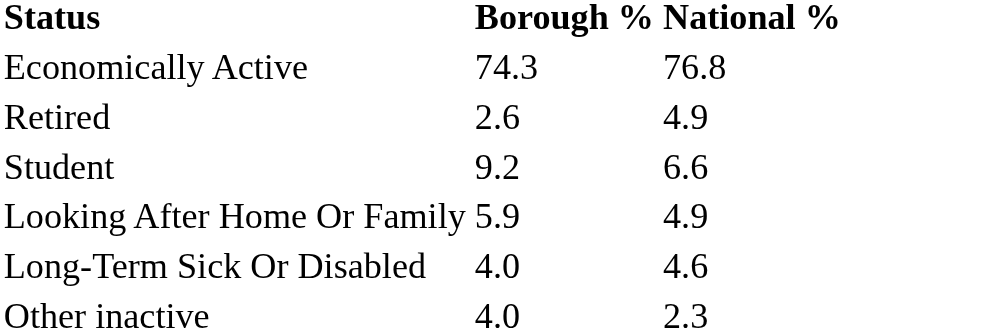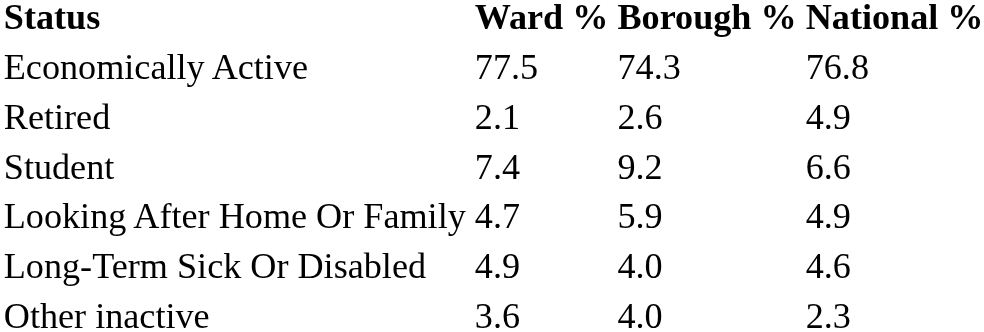+ column: (542, 17)
